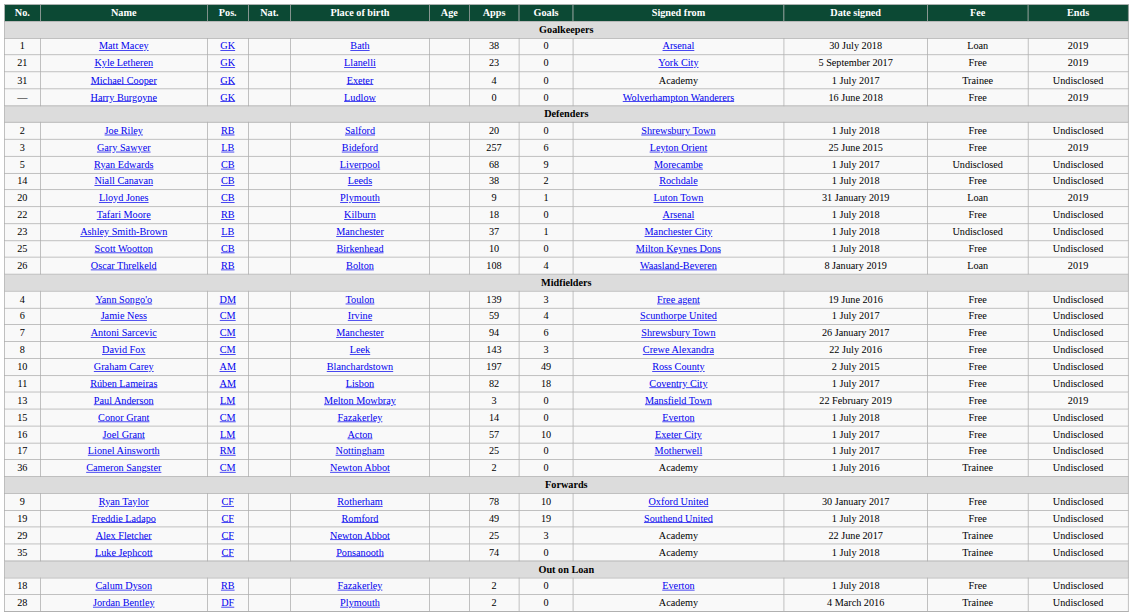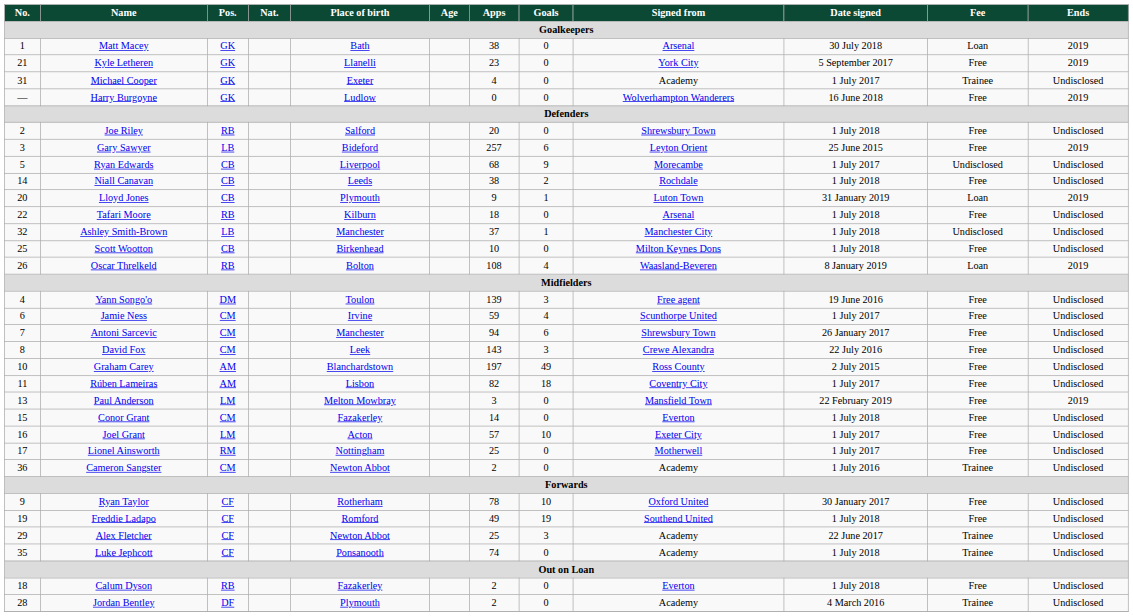(22, 232) 23 -> (22, 232) 32
